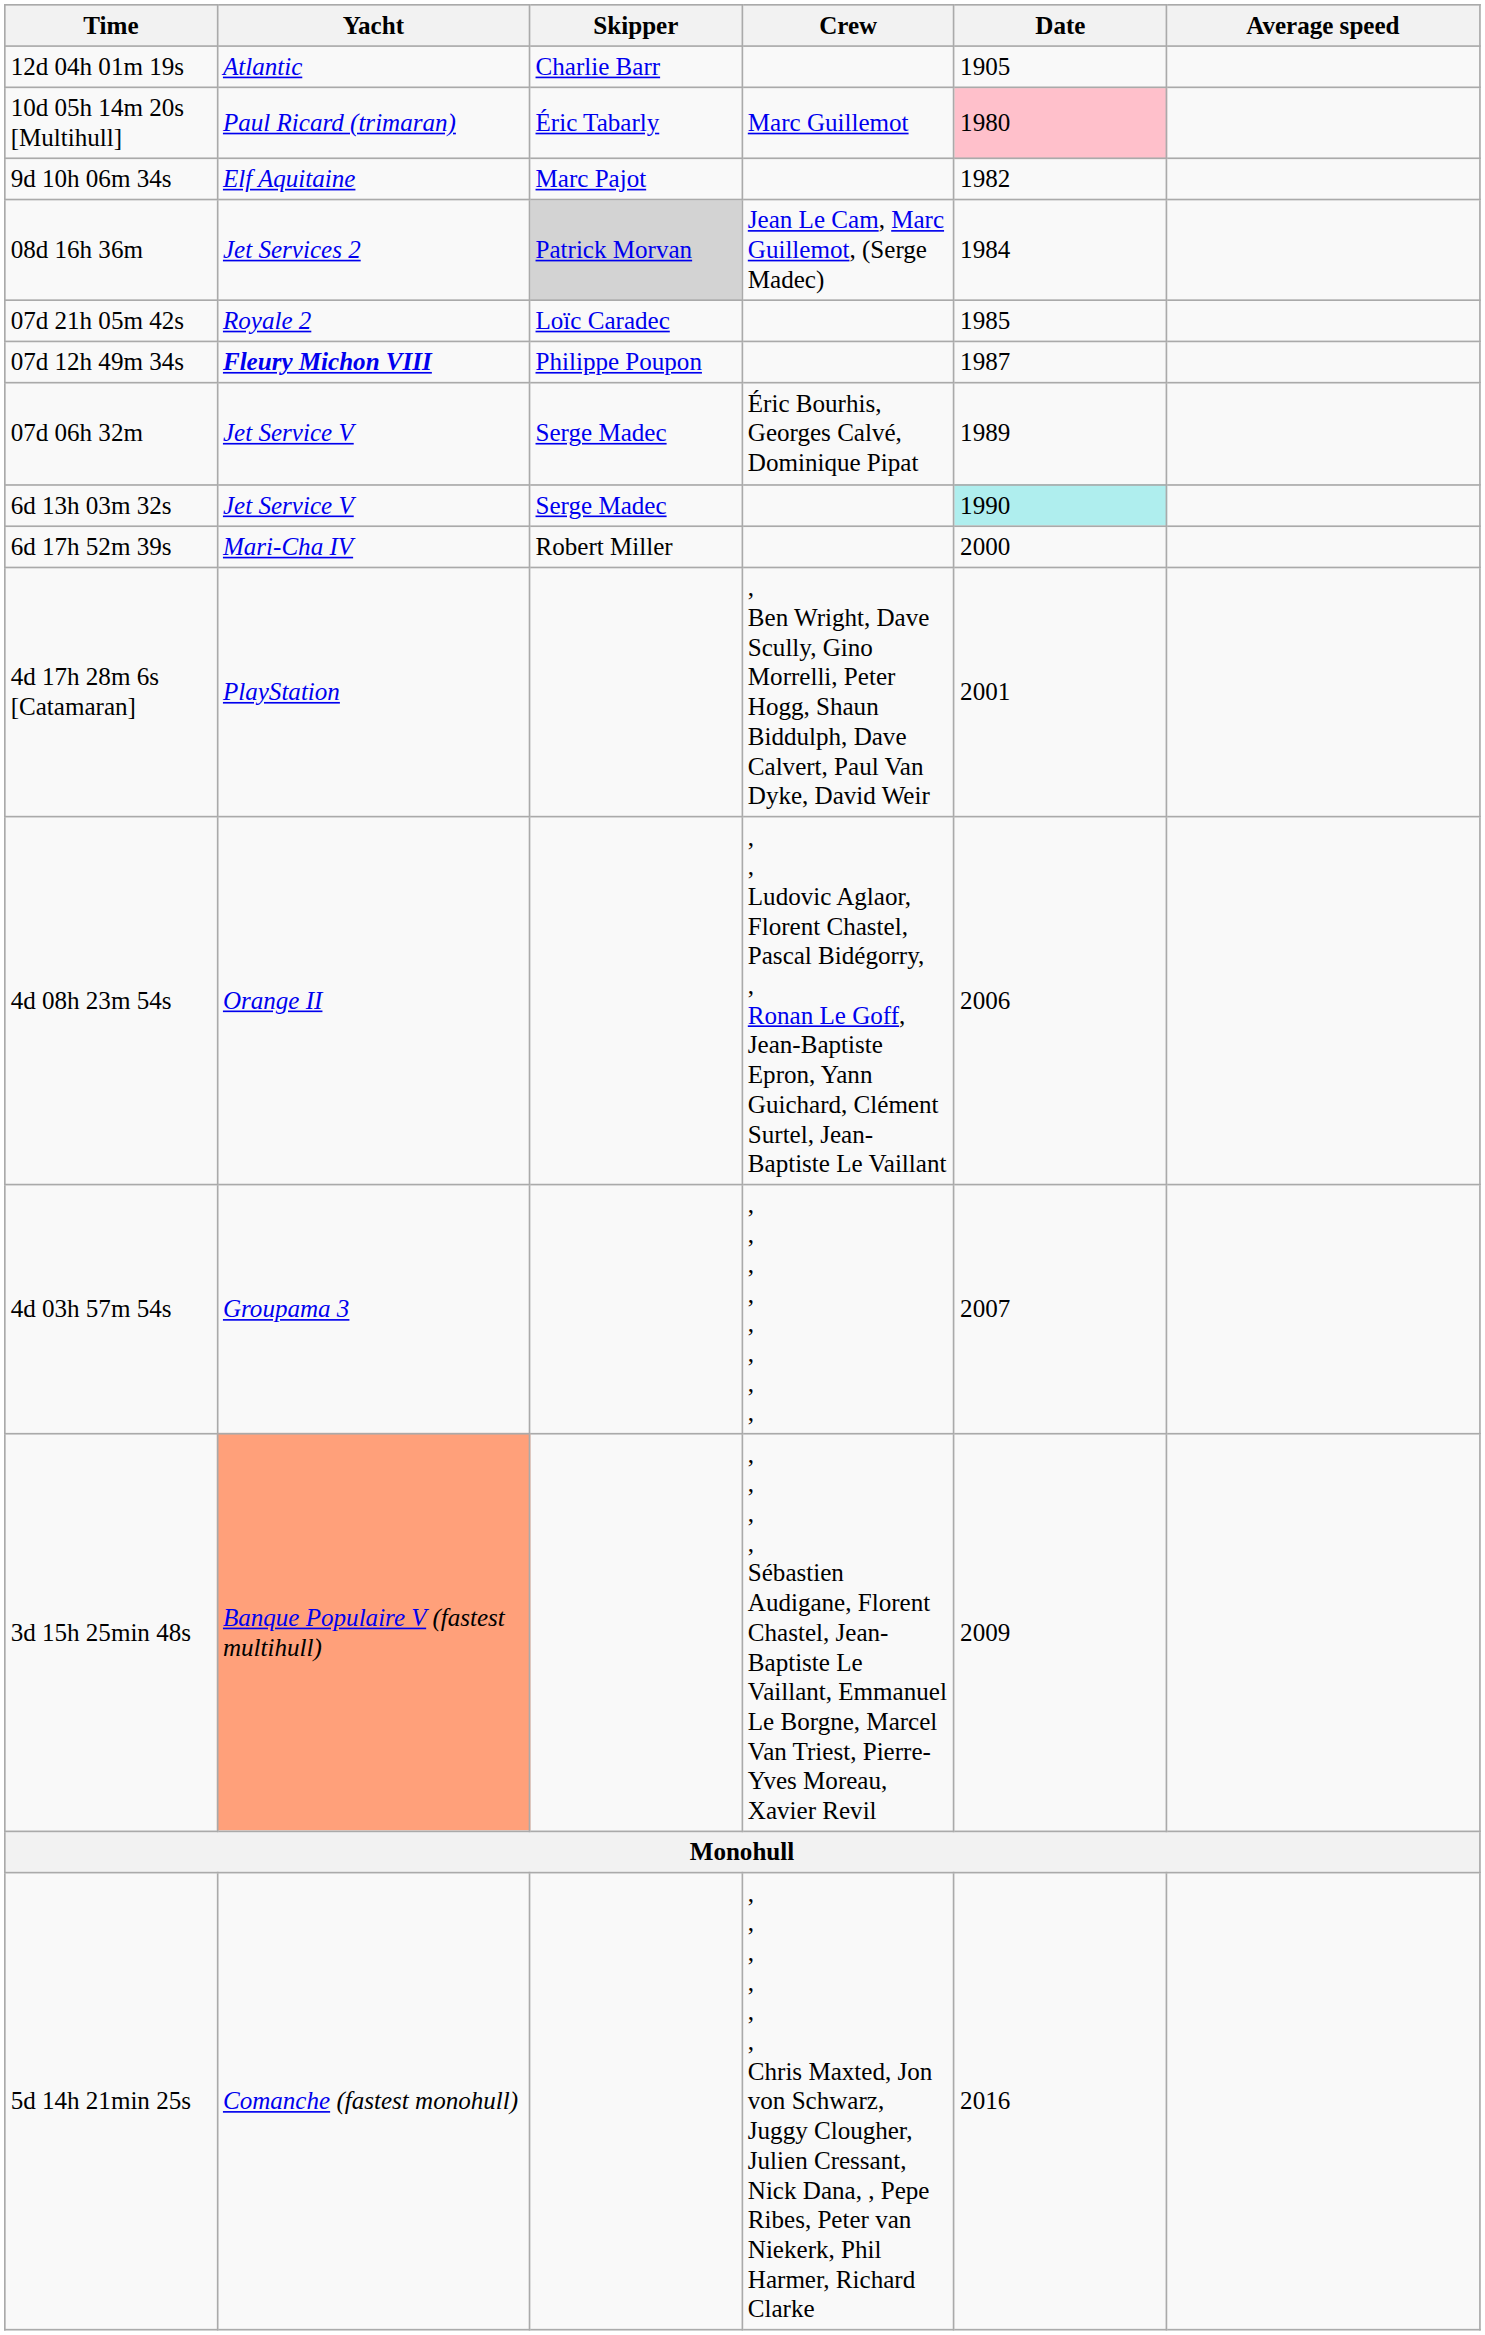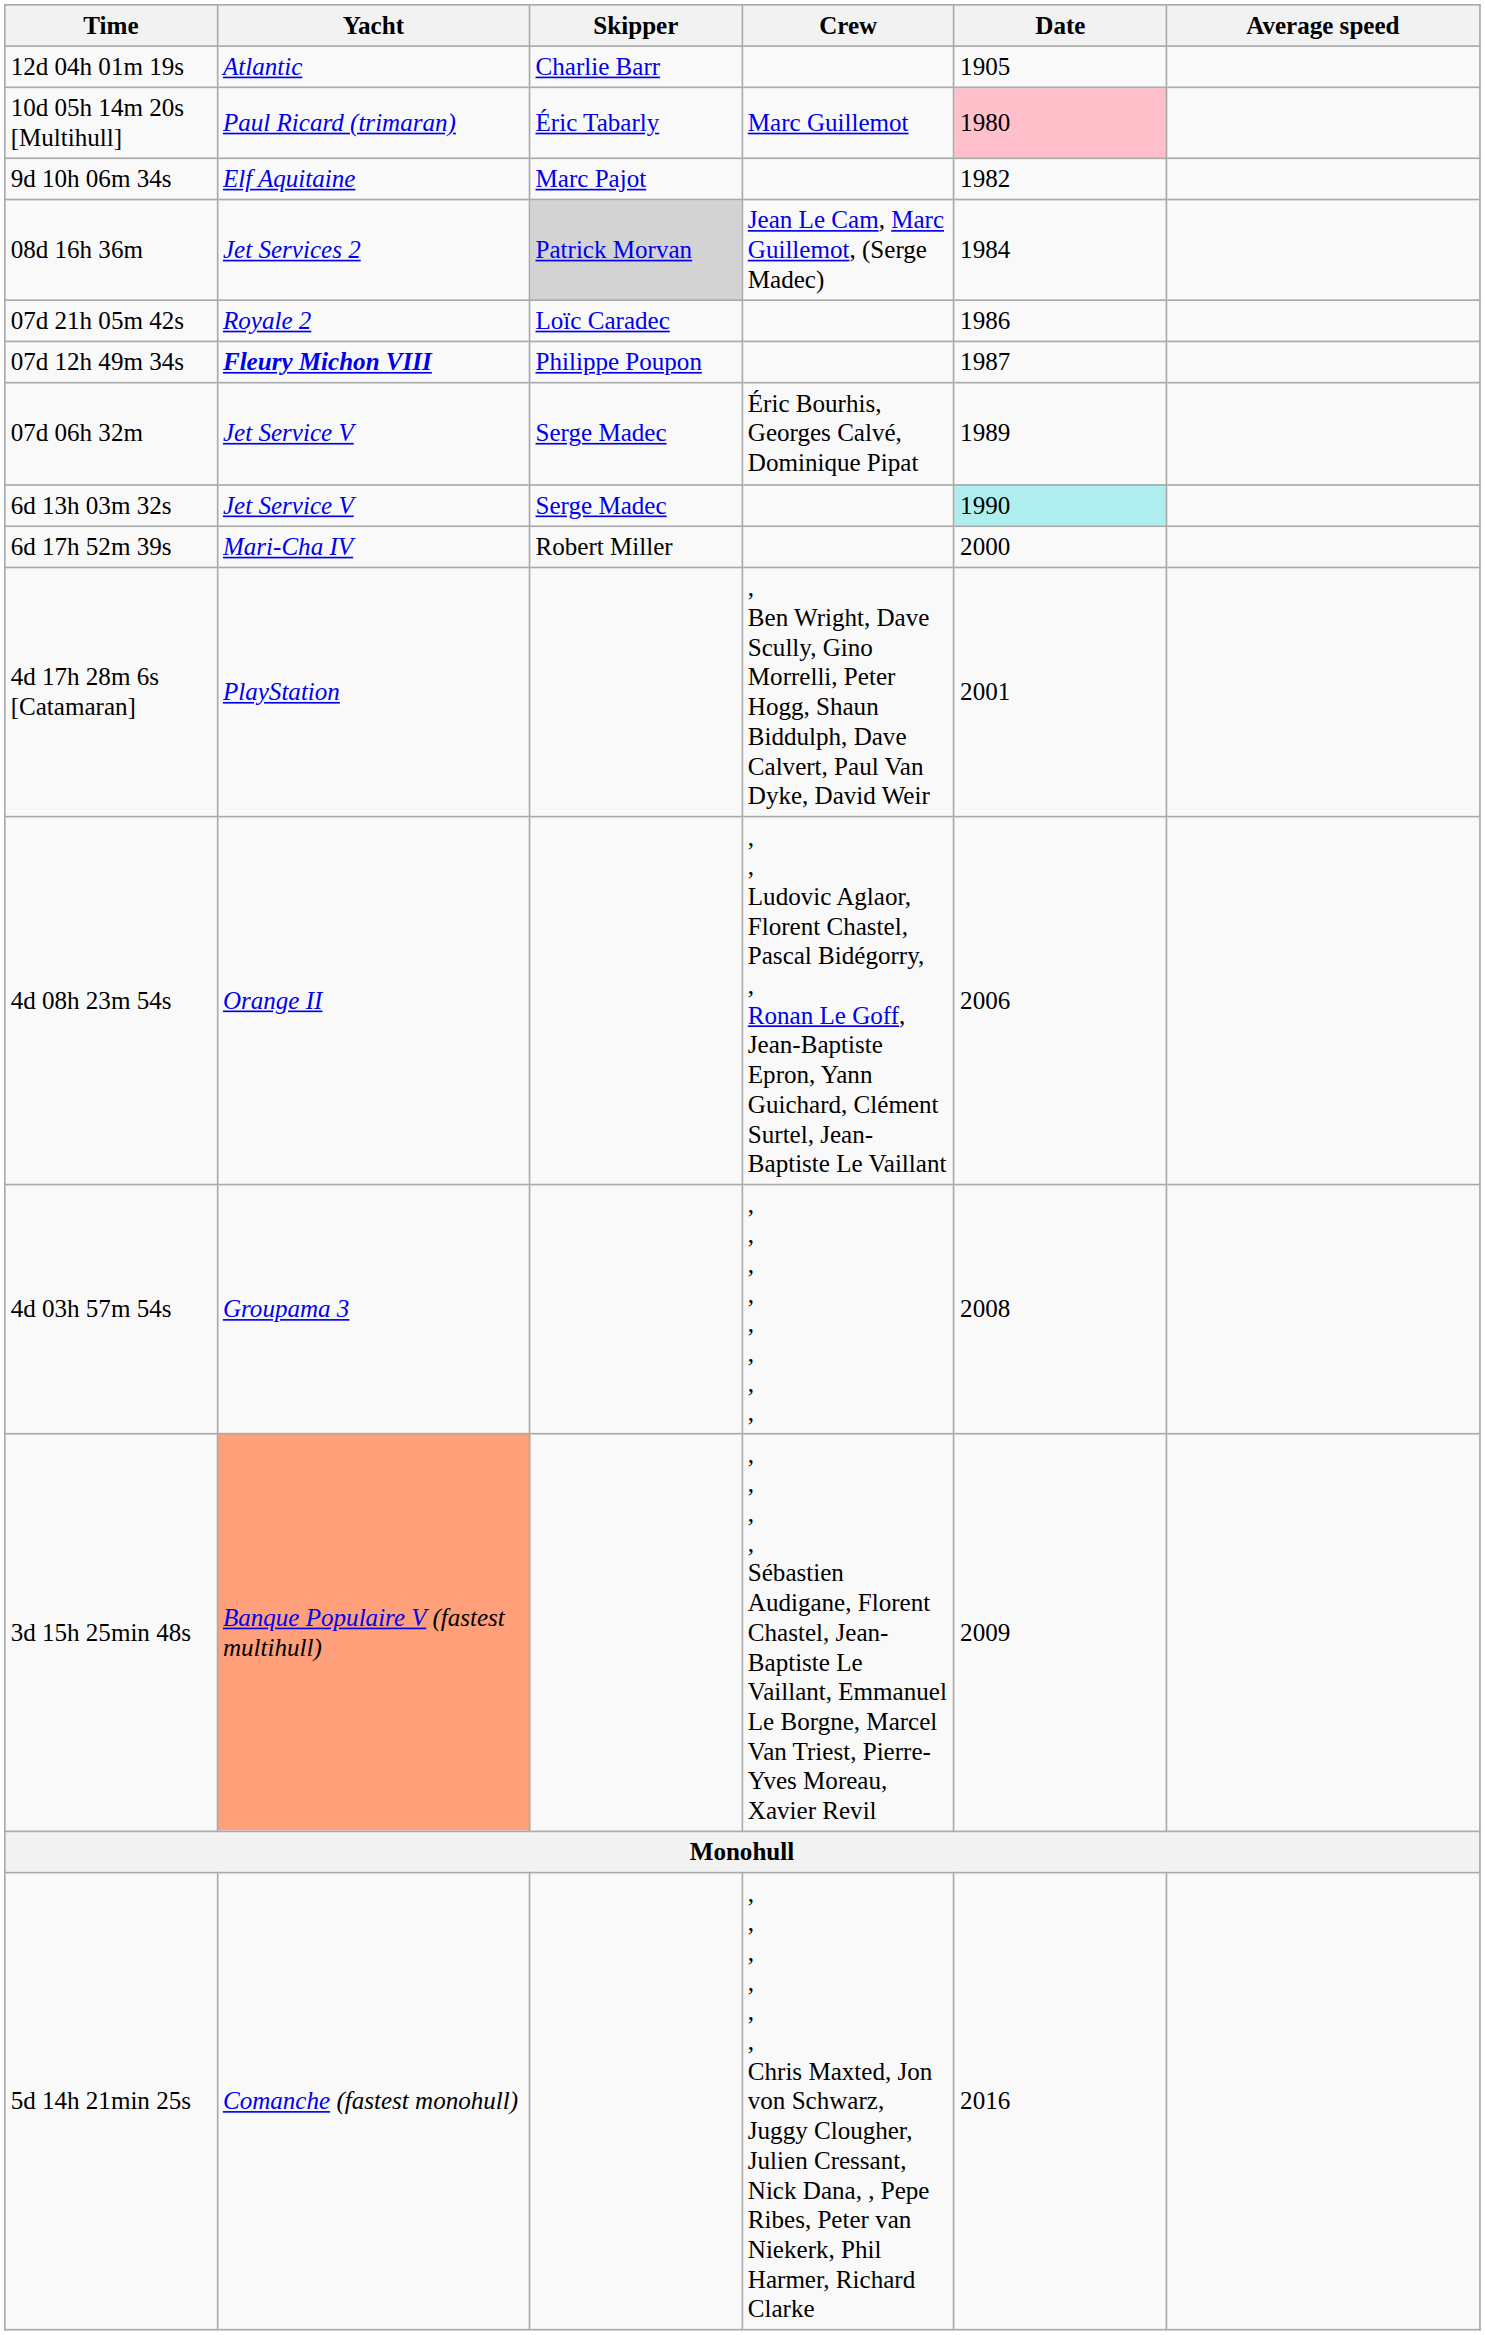(985, 321) 1985 -> (985, 321) 1986
(985, 1308) 2007 -> (985, 1308) 2008
